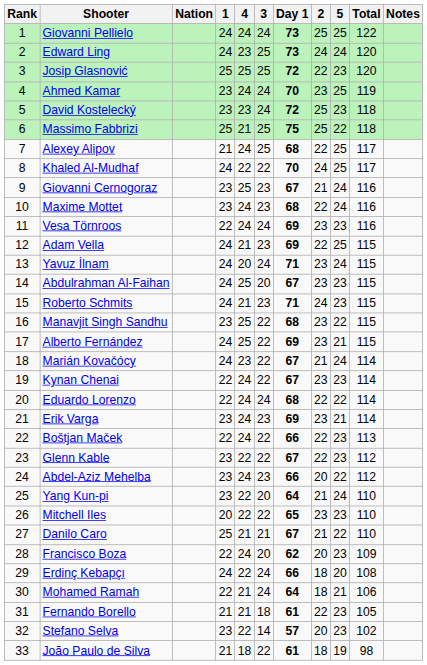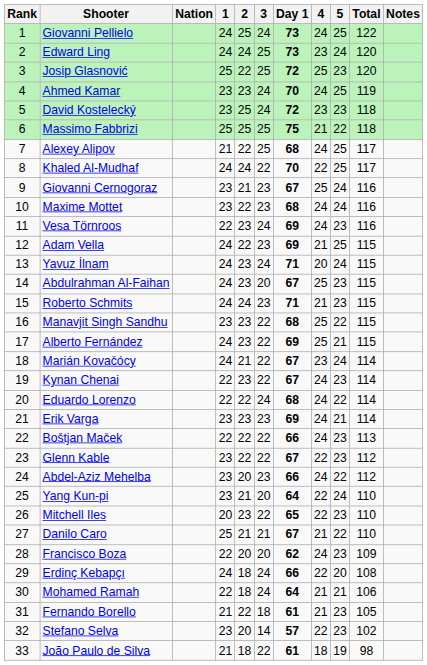columns swapped: (321, 14) <-> (245, 14)
